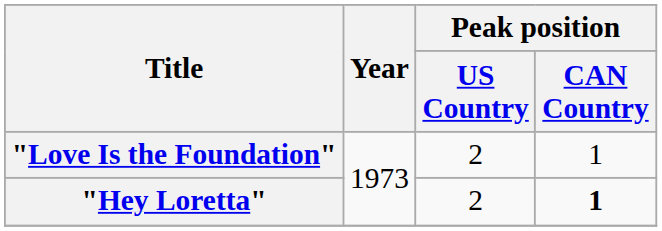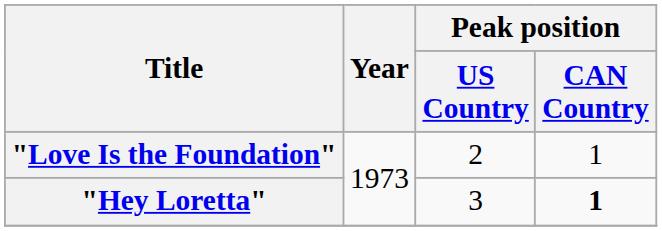(476, 201) 2 -> (476, 201) 3
